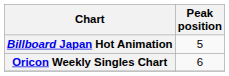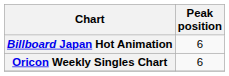(200, 44) 5 -> (200, 44) 6
